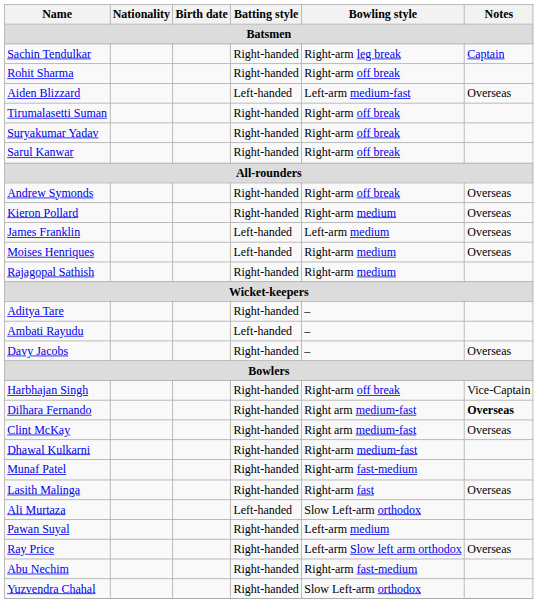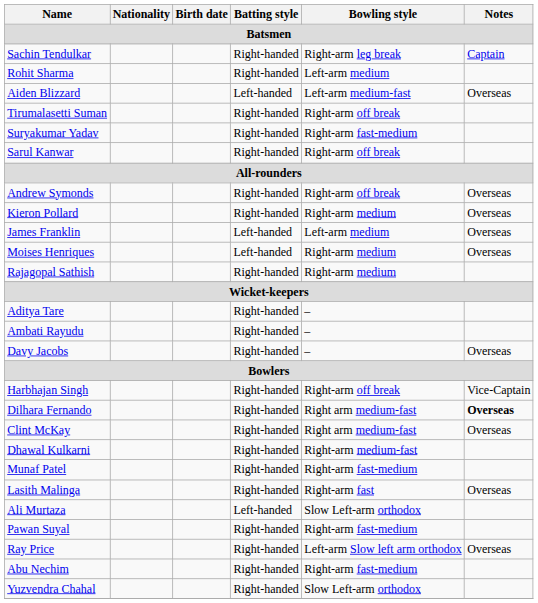(352, 73) Right-arm off break -> (347, 73) Left-arm medium
(352, 133) Right-arm off break -> (361, 133) Right-arm fast-medium
(263, 331) Left-handed -> (266, 331) Right-handed
(347, 529) Left-arm medium -> (361, 529) Right-arm fast-medium
